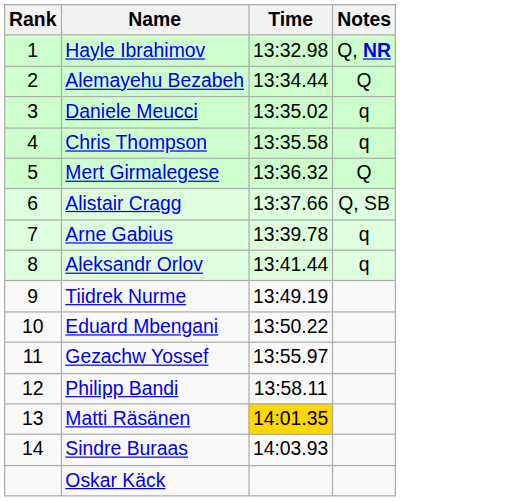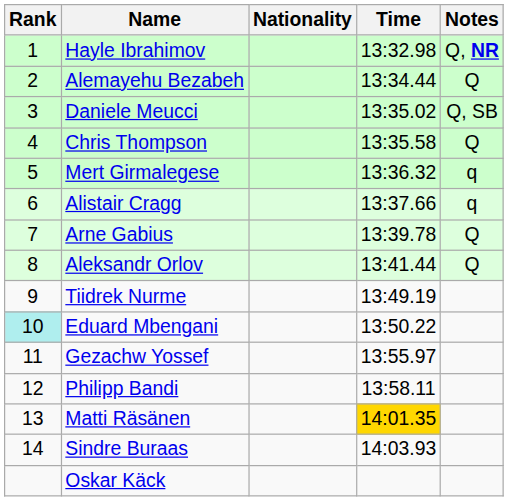+ column: (302, 19)
(364, 111) q -> (472, 111) Q, SB
(364, 142) q -> (472, 142) Q
(364, 173) Q -> (472, 173) q
(364, 204) Q, SB -> (472, 204) q
(364, 234) q -> (472, 234) Q
(364, 265) q -> (472, 265) Q
(33, 326) no background -> (33, 326) paleturquoise background
